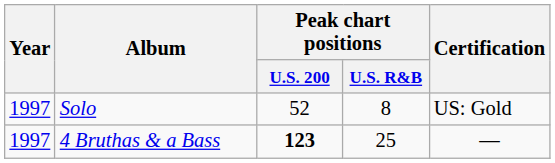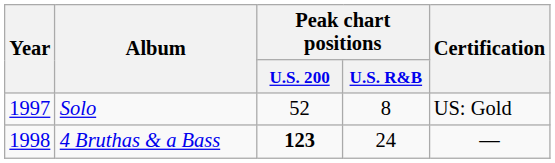(30, 141) 1997 -> (30, 141) 1998
(386, 141) 25 -> (386, 141) 24
